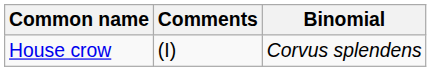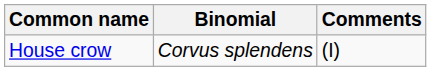columns swapped: (344, 19) <-> (208, 19)
